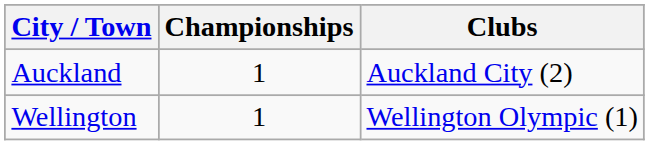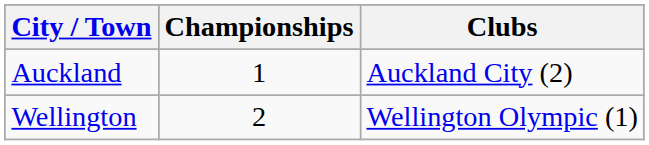(259, 116) 1 -> (259, 116) 2
